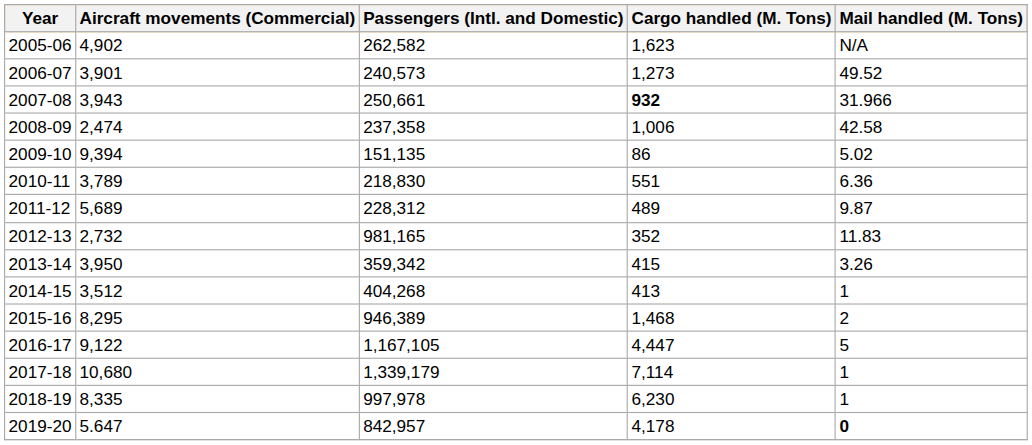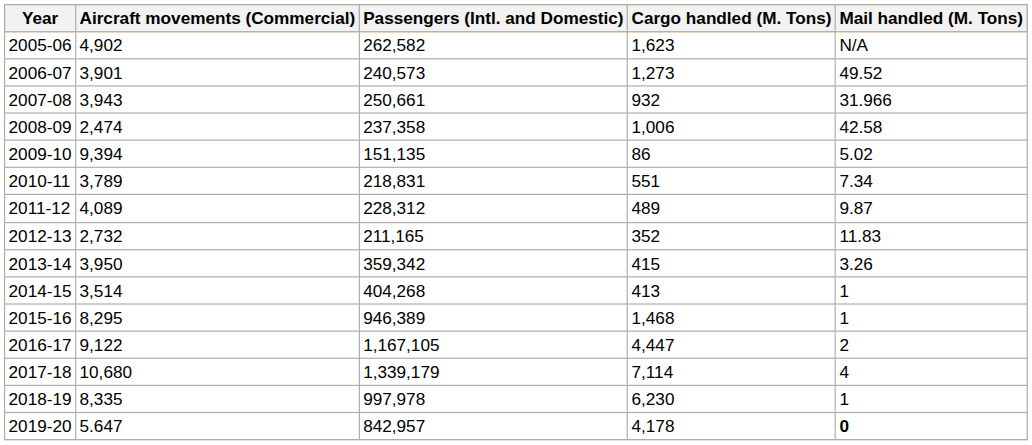(646, 100) bold -> (646, 100) normal
(394, 181) 218,830 -> (394, 181) 218,831
(856, 181) 6.36 -> (856, 181) 7.34
(101, 209) 5,689 -> (101, 209) 4,089
(394, 236) 981,165 -> (394, 236) 211,165
(101, 290) 3,512 -> (101, 290) 3,514
(844, 317) 2 -> (844, 317) 1
(844, 345) 5 -> (844, 345) 2
(844, 372) 1 -> (844, 372) 4
